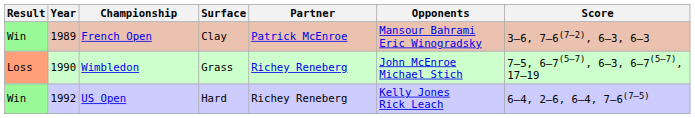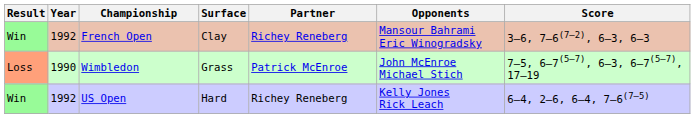(63, 37) 1989 -> (63, 37) 1992
(299, 37) Patrick McEnroe -> (299, 37) Richey Reneberg
(299, 68) Richey Reneberg -> (299, 68) Patrick McEnroe
